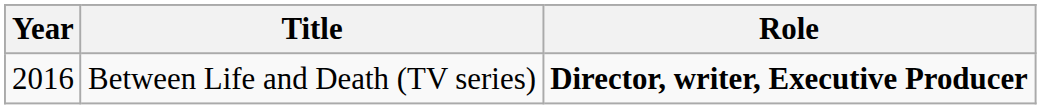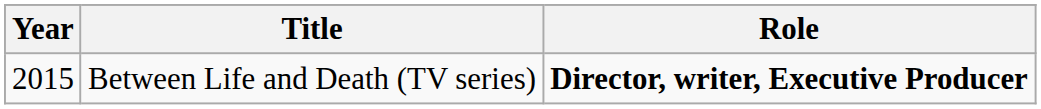(43, 77) 2016 -> (43, 77) 2015
